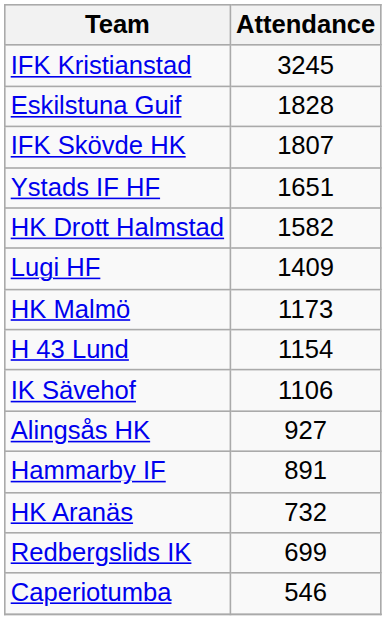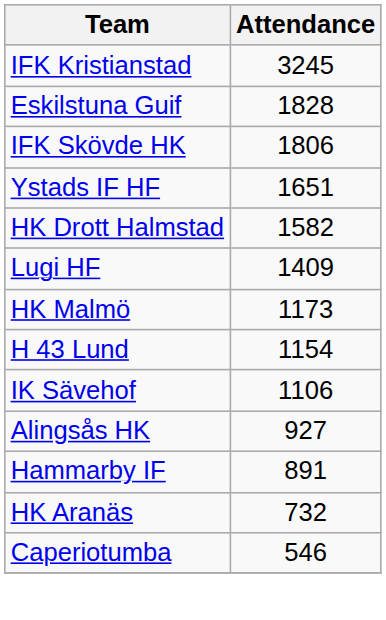(306, 146) 1807 -> (306, 146) 1806
- row: (101, 552)
